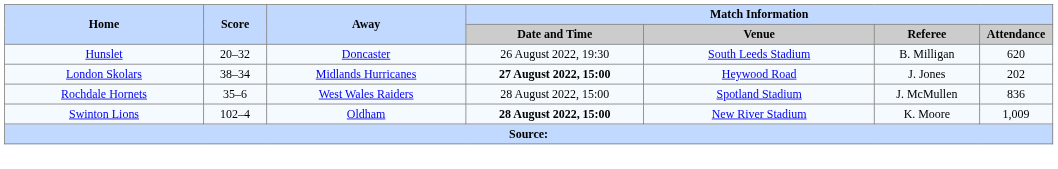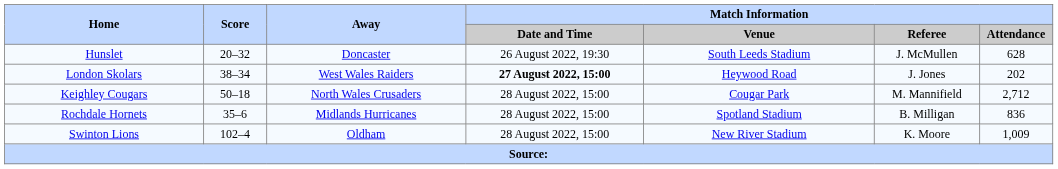(927, 54) B. Milligan -> (927, 54) J. McMullen
(1016, 54) 620 -> (1016, 54) 628
(366, 74) Midlands Hurricanes -> (366, 74) West Wales Raiders
+ row: (104, 94)
(366, 94) West Wales Raiders -> (366, 114) Midlands Hurricanes
(927, 94) J. McMullen -> (927, 114) B. Milligan
(555, 114) bold -> (555, 133) normal
